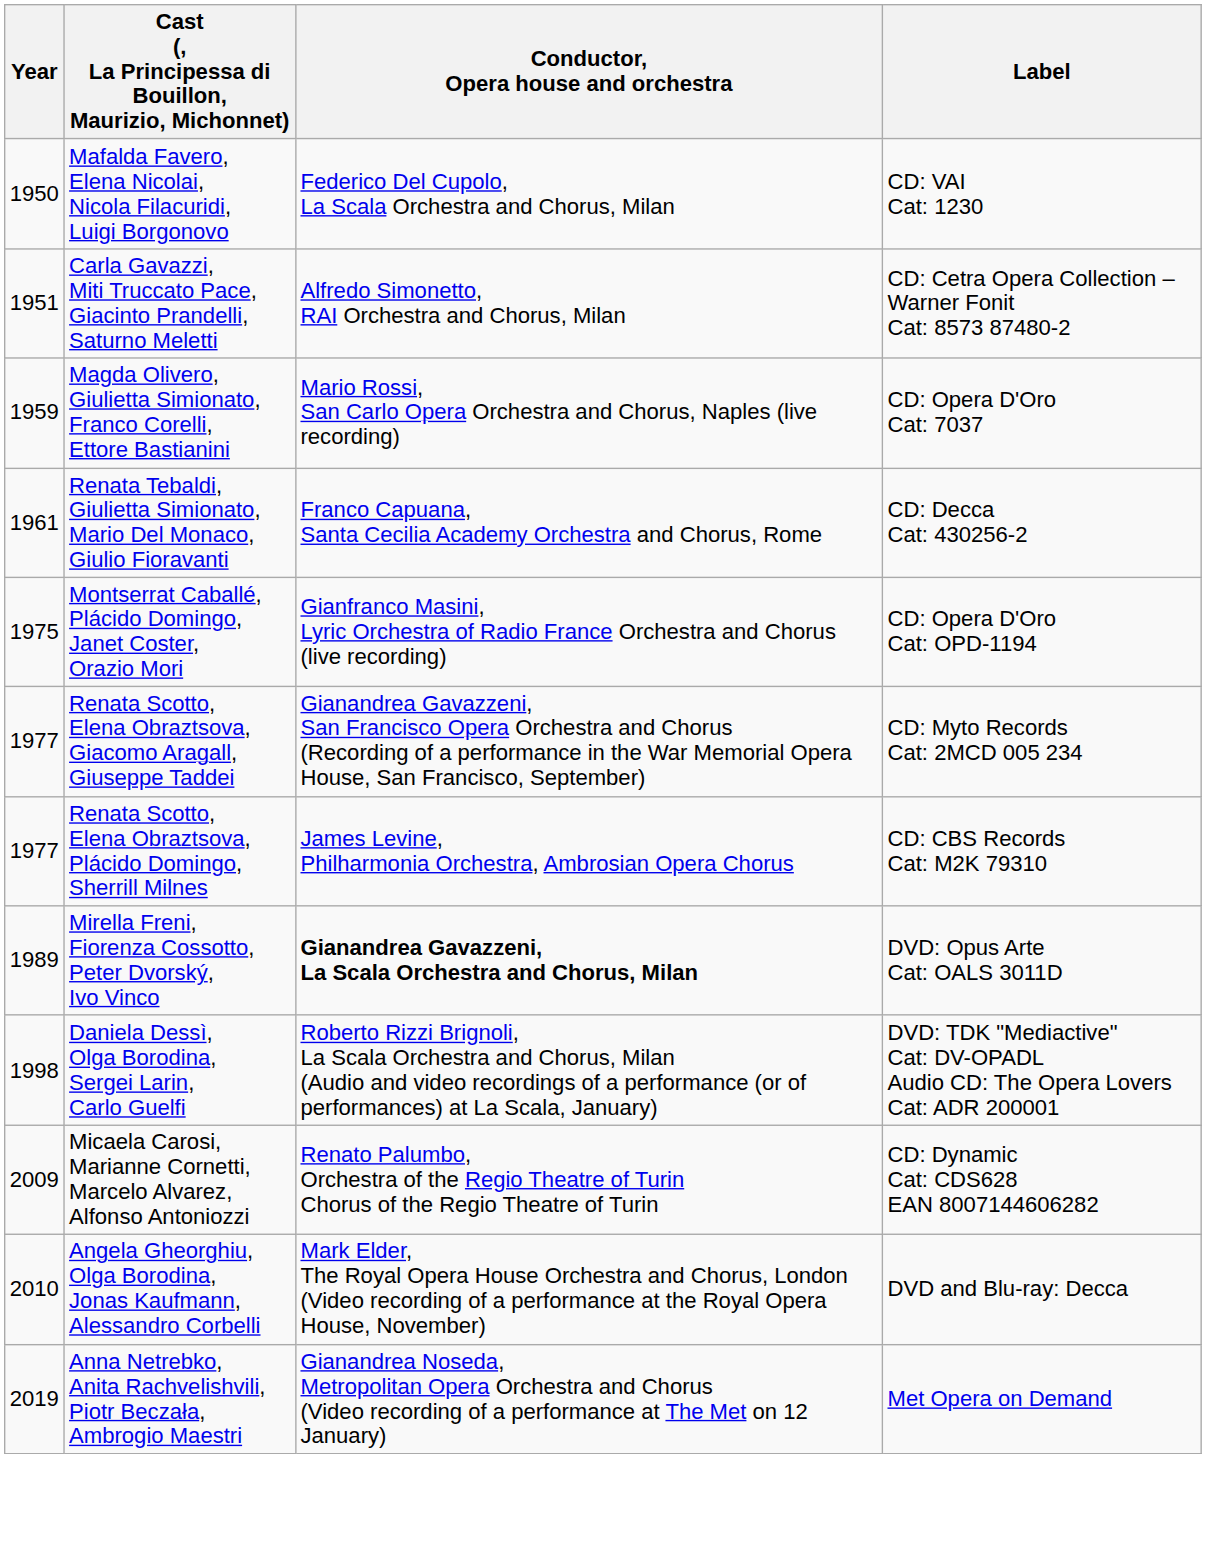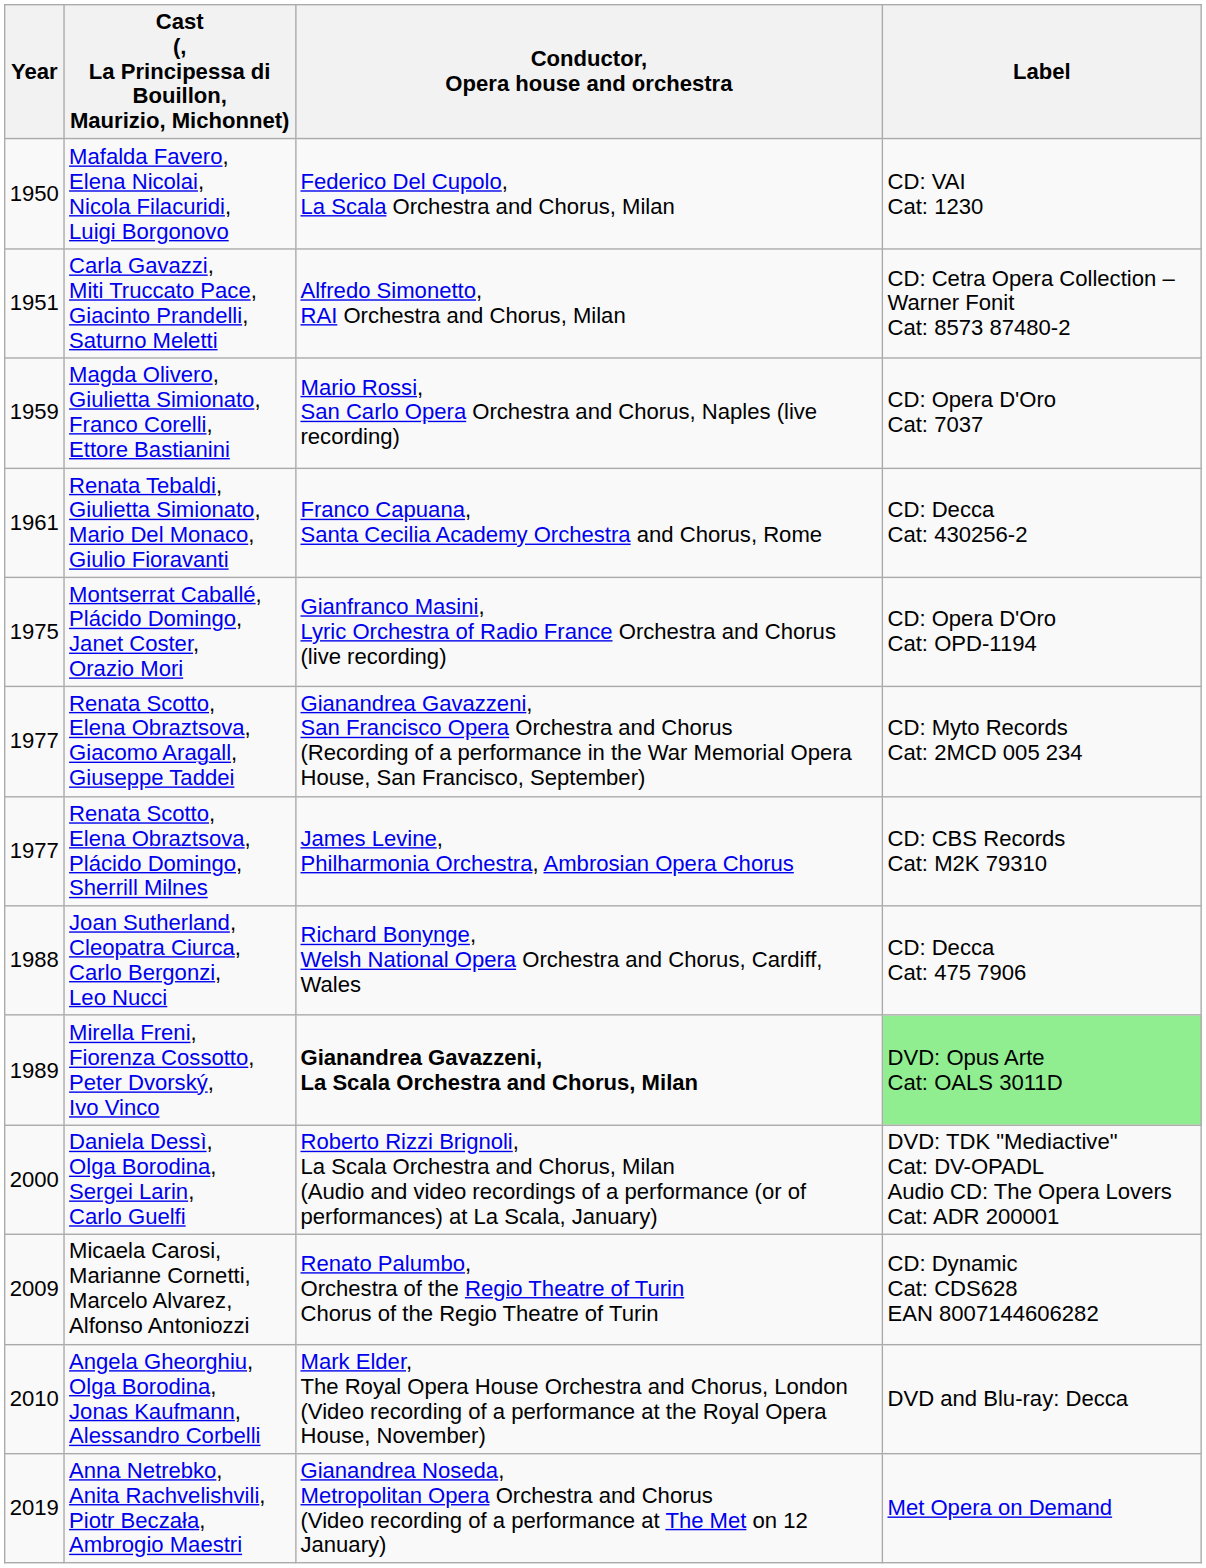+ row: (155, 960)
(975, 960) no background -> (975, 1069) lightgreen background
(34, 1069) 1998 -> (34, 1179) 2000
